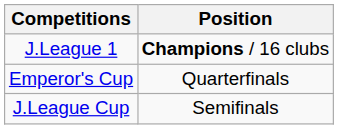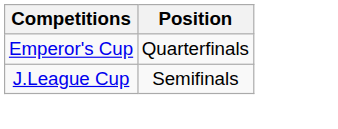- row: (71, 49)
